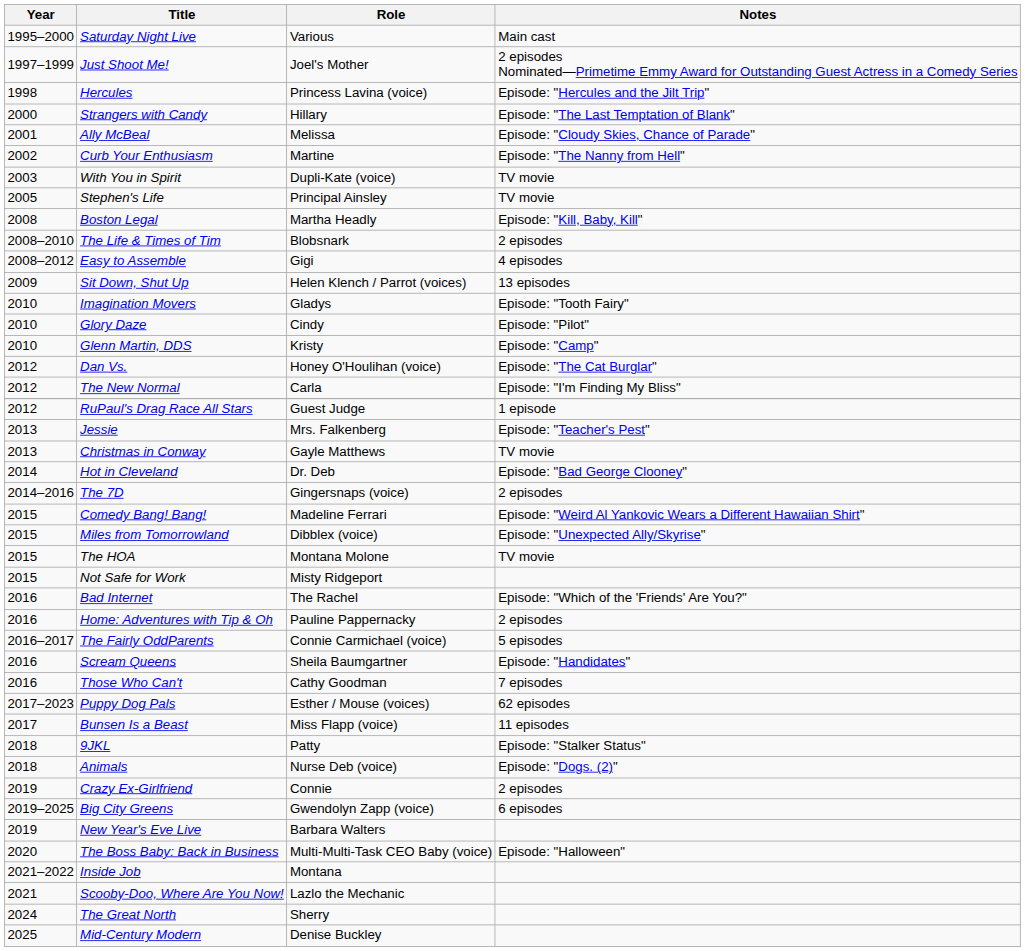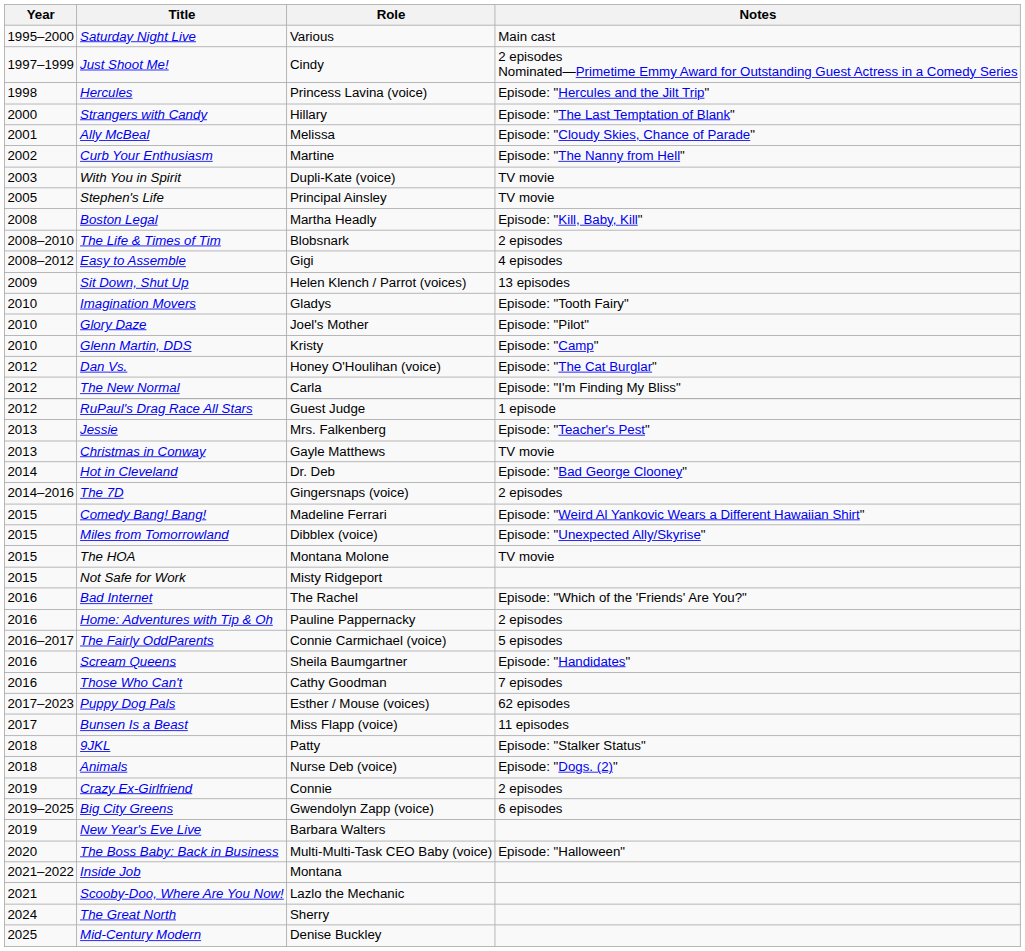(329, 64) Joel's Mother -> (307, 64) Cindy
(307, 324) Cindy -> (329, 324) Joel's Mother
